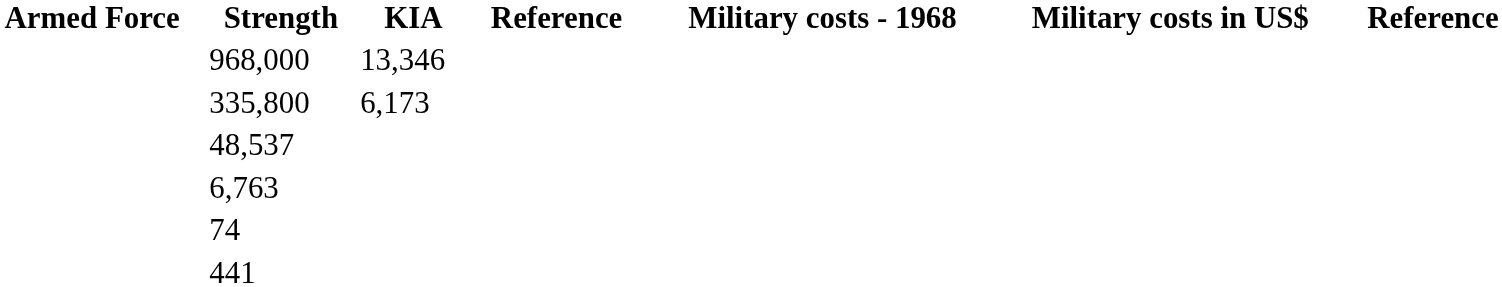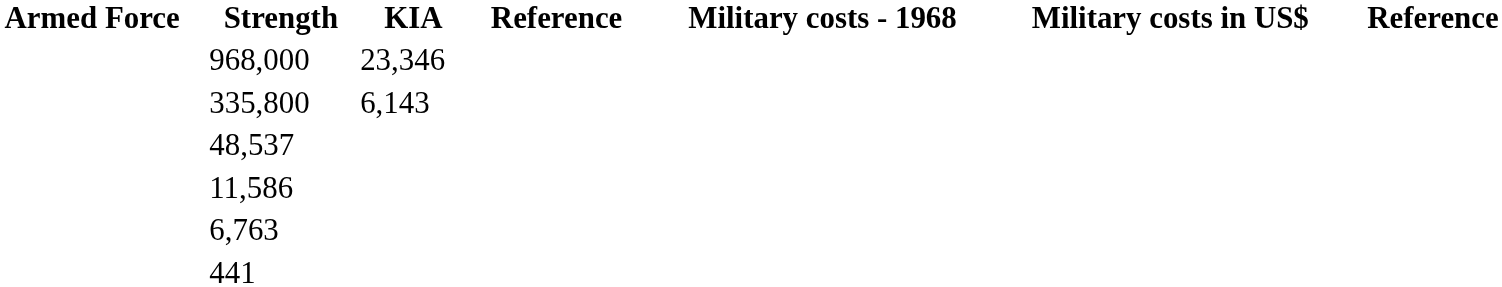(403, 60) 13,346 -> (403, 60) 23,346
(395, 102) 6,173 -> (395, 102) 6,143
+ row: (251, 187)
- row: (225, 229)
